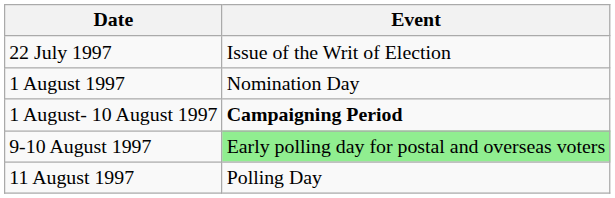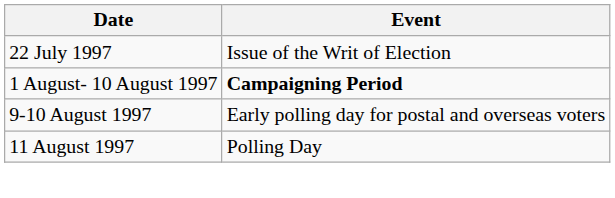- row: (67, 83)
(416, 146) lightgreen background -> (416, 114) no background
